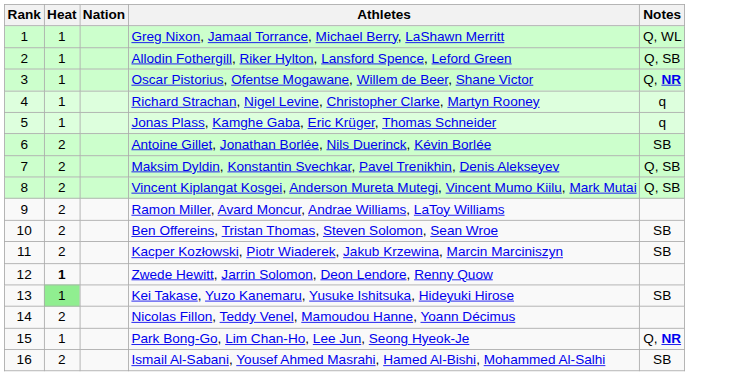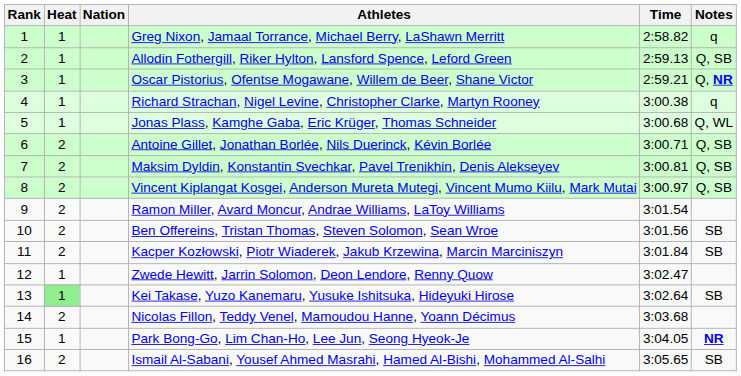+ column: (666, 15)
(662, 36) Q, WL -> (714, 36) q
(662, 123) q -> (714, 123) Q, WL
(662, 144) SB -> (714, 144) Q, SB
(62, 274) bold -> (62, 274) normal
(662, 338) Q, NR -> (714, 338) NR
